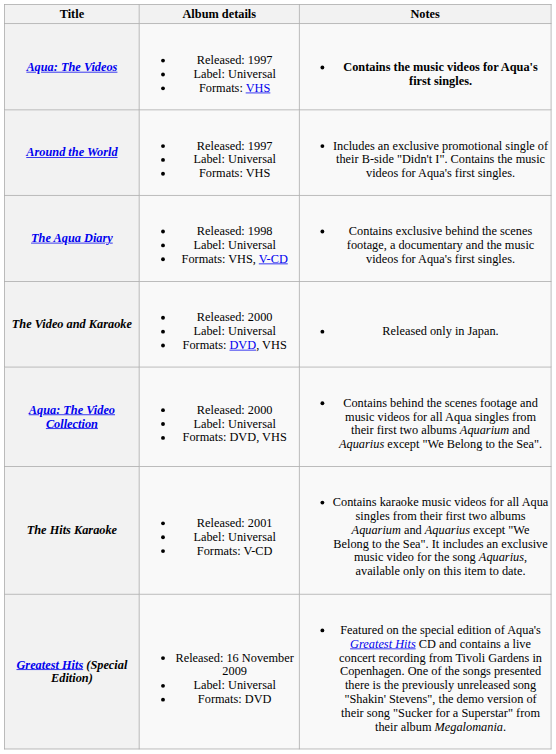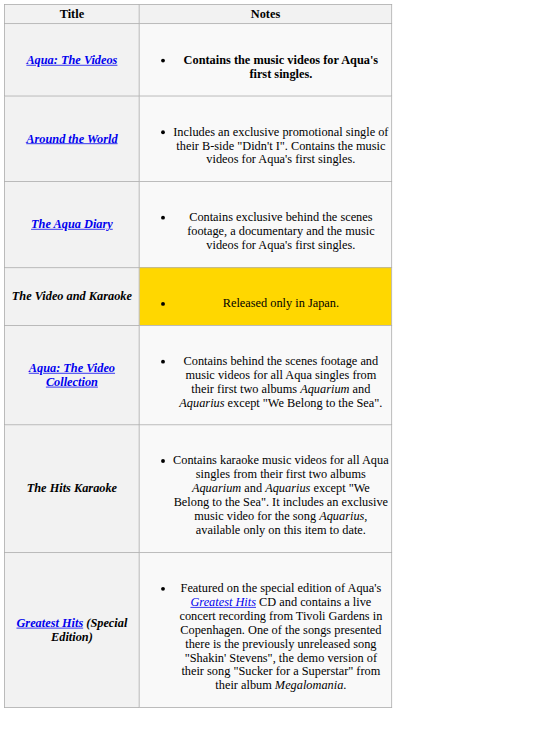- column: (219, 14)
(425, 331) no background -> (265, 303) gold background
